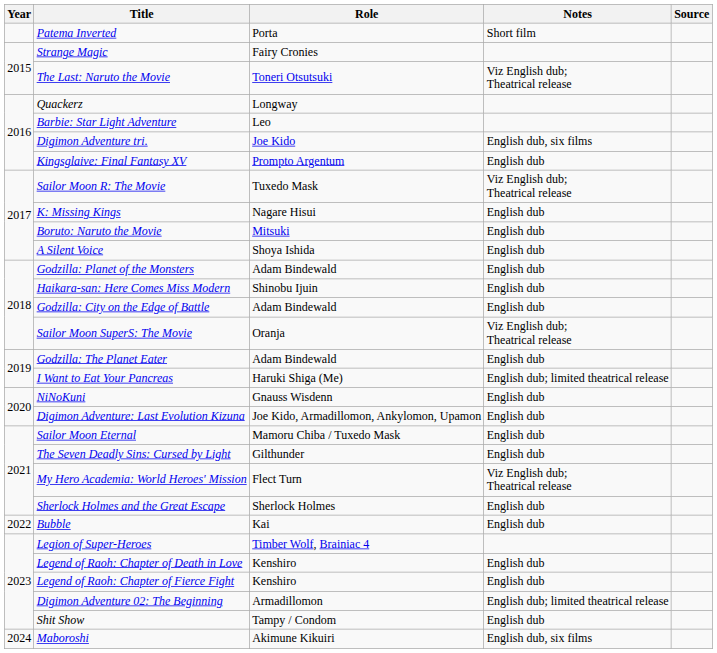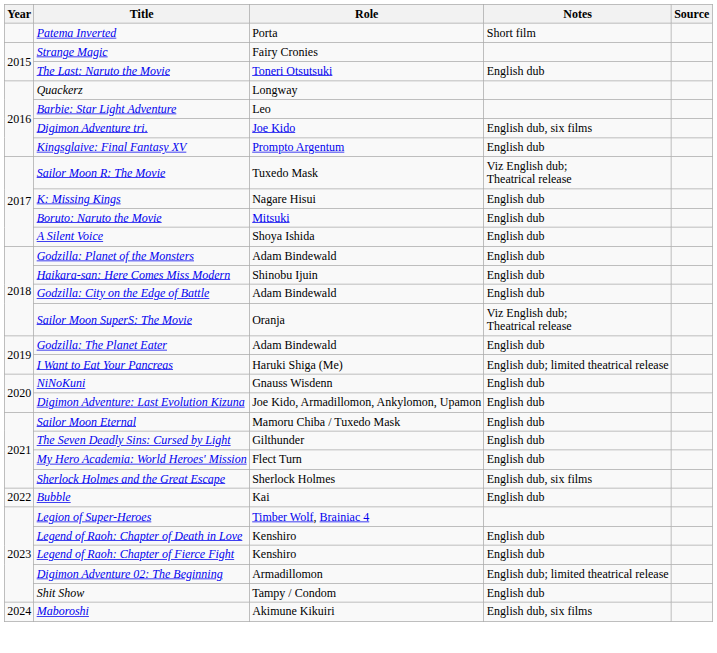(529, 77) Viz English dub; Theatrical release -> (516, 71) English dub
(529, 479) Viz English dub; Theatrical release -> (516, 459) English dub
(516, 505) English dub -> (539, 478) English dub, six films
